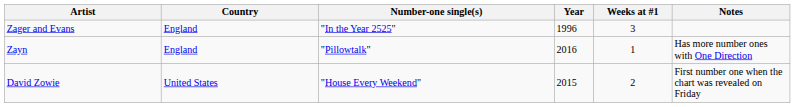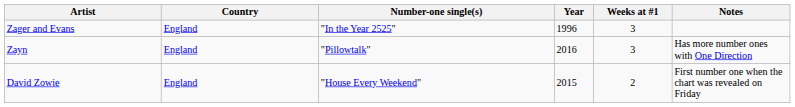(633, 50) 1 -> (633, 50) 3
(191, 83) United States -> (181, 83) England
